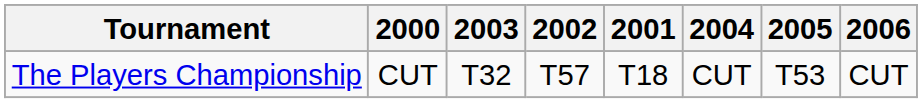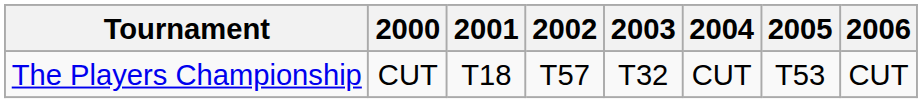columns swapped: (643, 28) <-> (486, 28)
